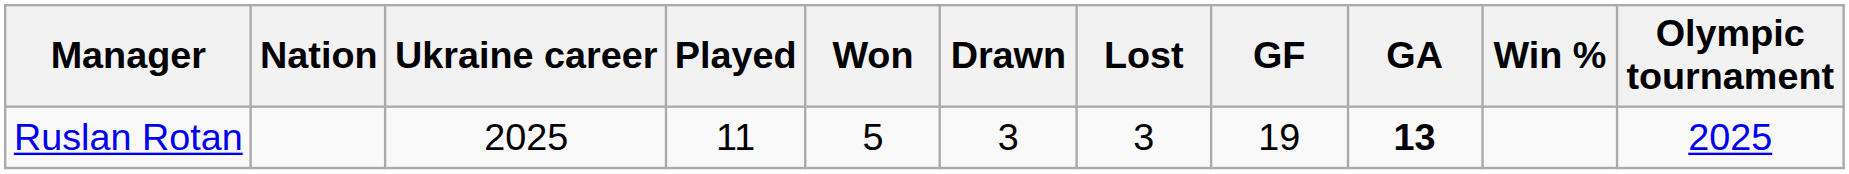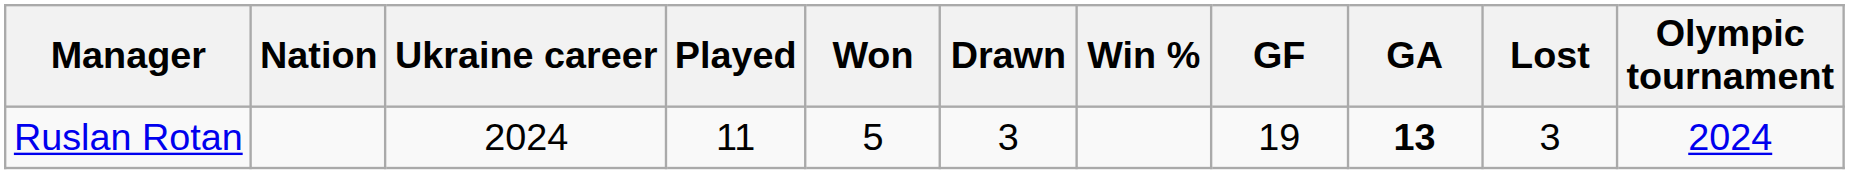columns swapped: (1144, 55) <-> (1550, 55)
(526, 136) 2025 -> (526, 136) 2024
(1730, 136) 2025 -> (1730, 136) 2024
